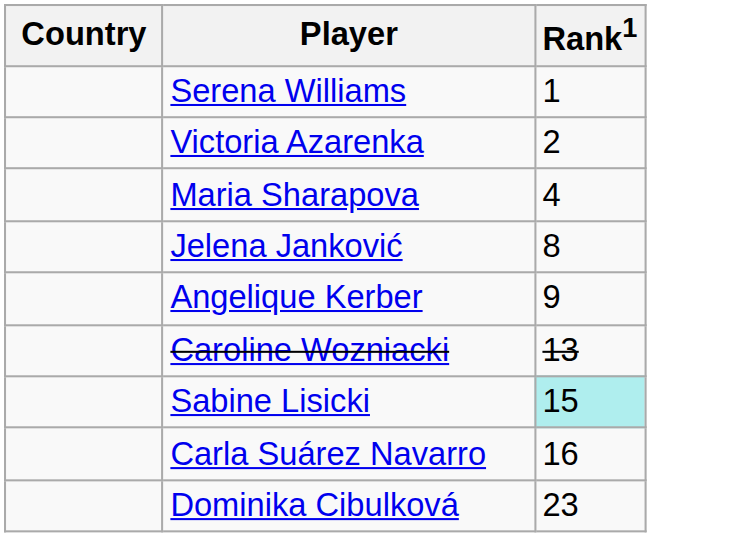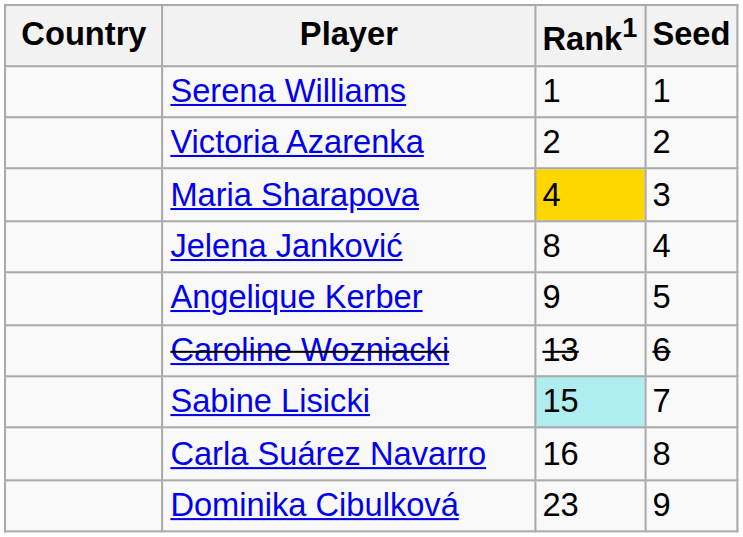+ column: (691, 34)
(552, 194) no background -> (552, 194) gold background
